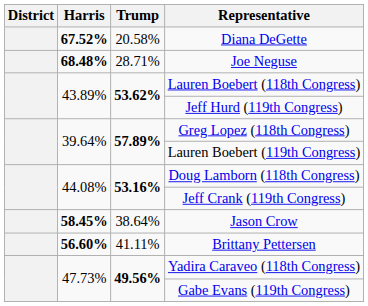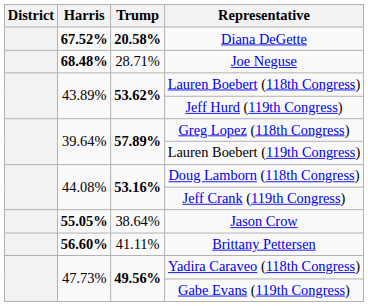(138, 38) normal -> (138, 38) bold
(84, 221) 58.45% -> (84, 221) 55.05%
